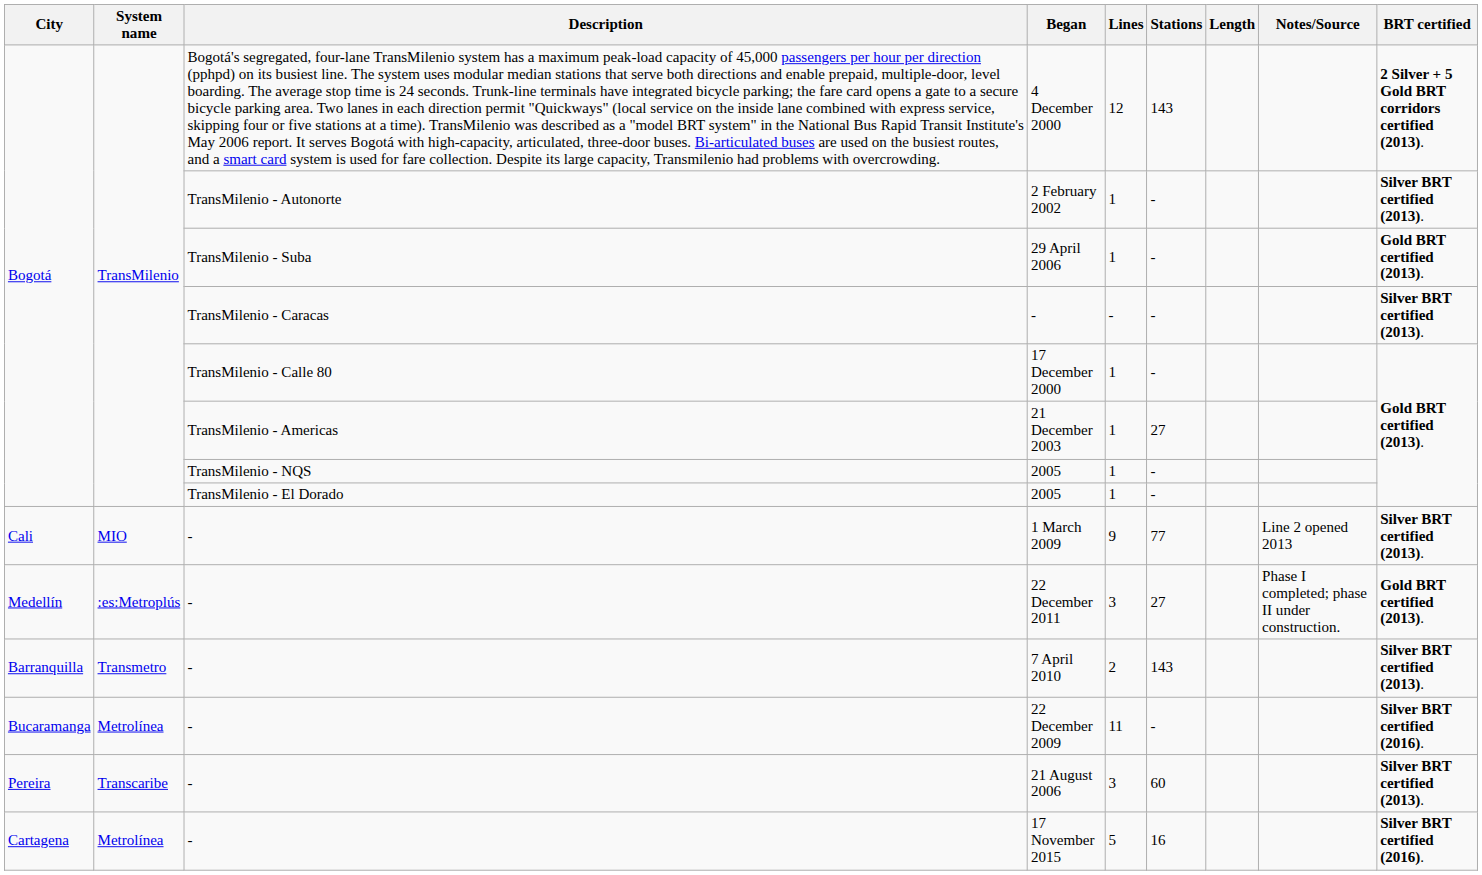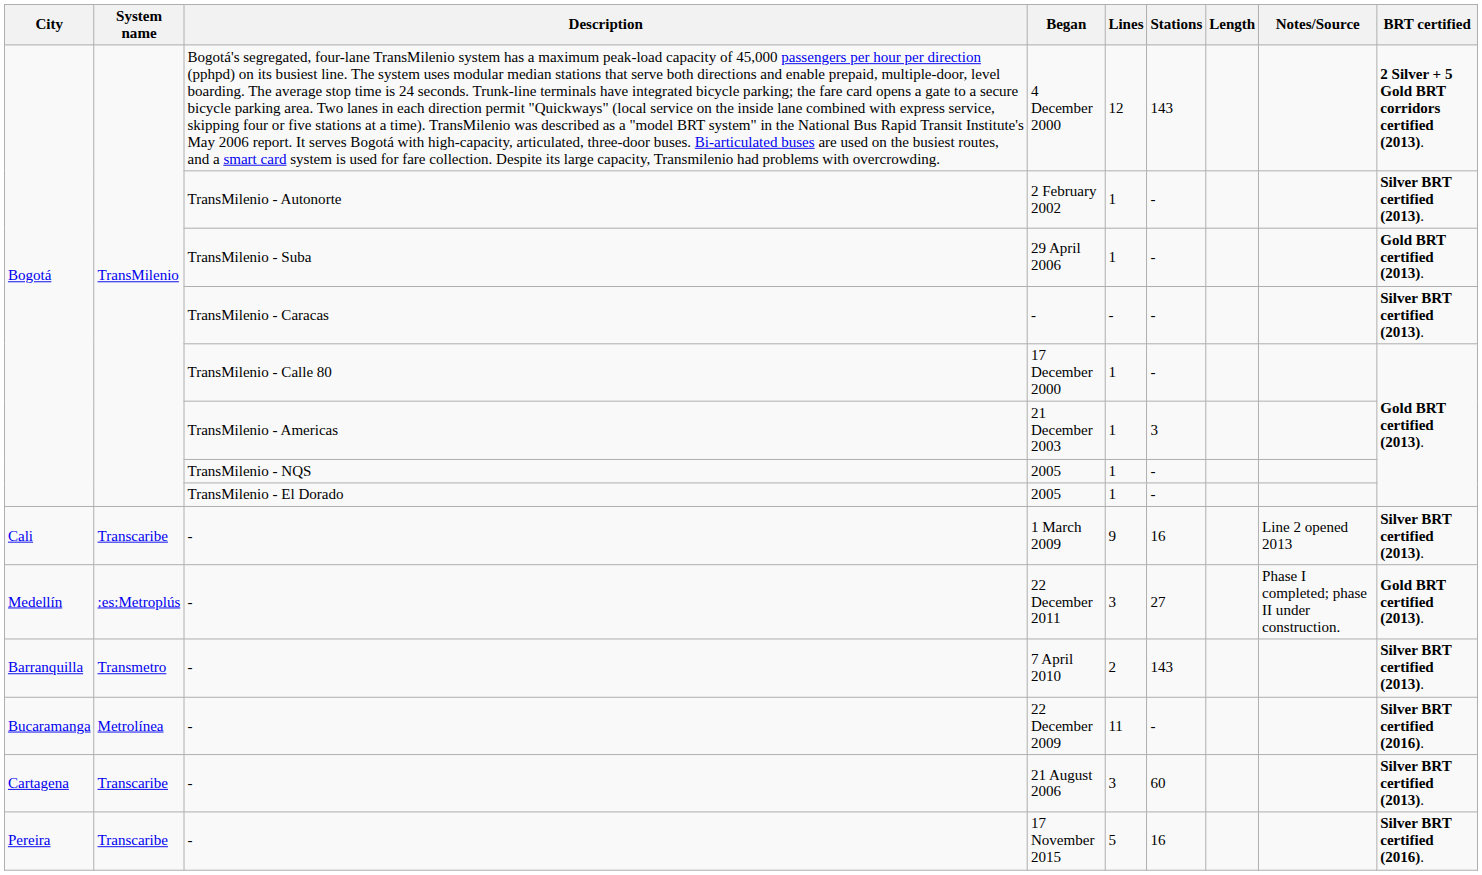(1158, 430) 27 -> (1154, 430) 3
(112, 535) MIO -> (133, 535) Transcaribe
(1158, 535) 77 -> (1158, 535) 16
(29, 783) Pereira -> (38, 783) Cartagena
(38, 841) Cartagena -> (29, 841) Pereira
(131, 841) Metrolínea -> (133, 841) Transcaribe
